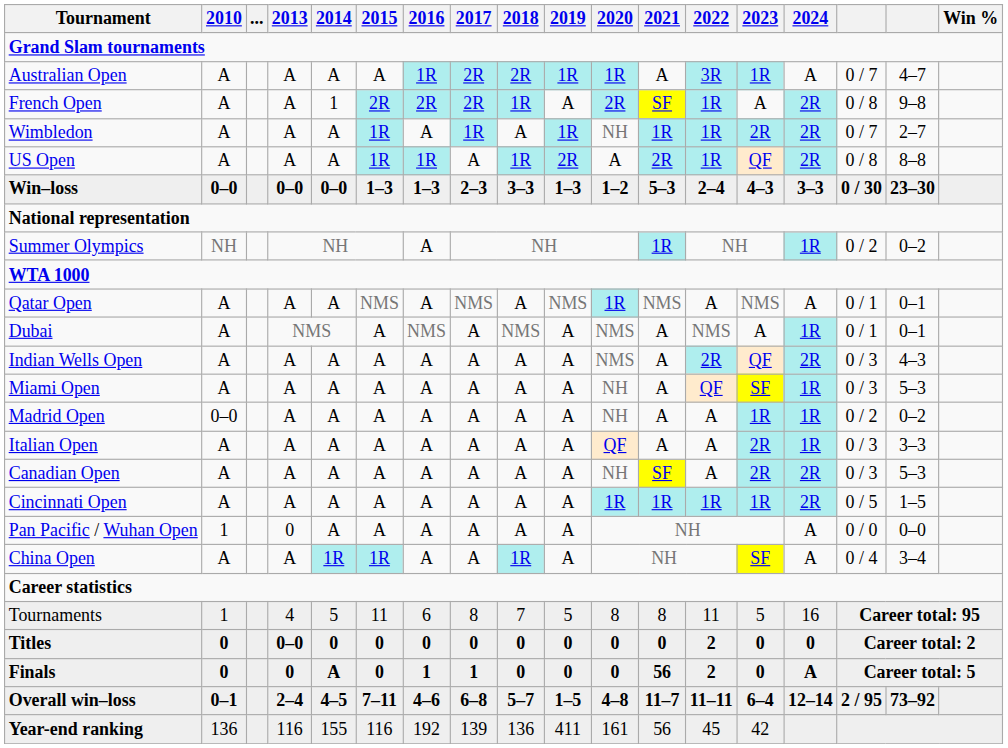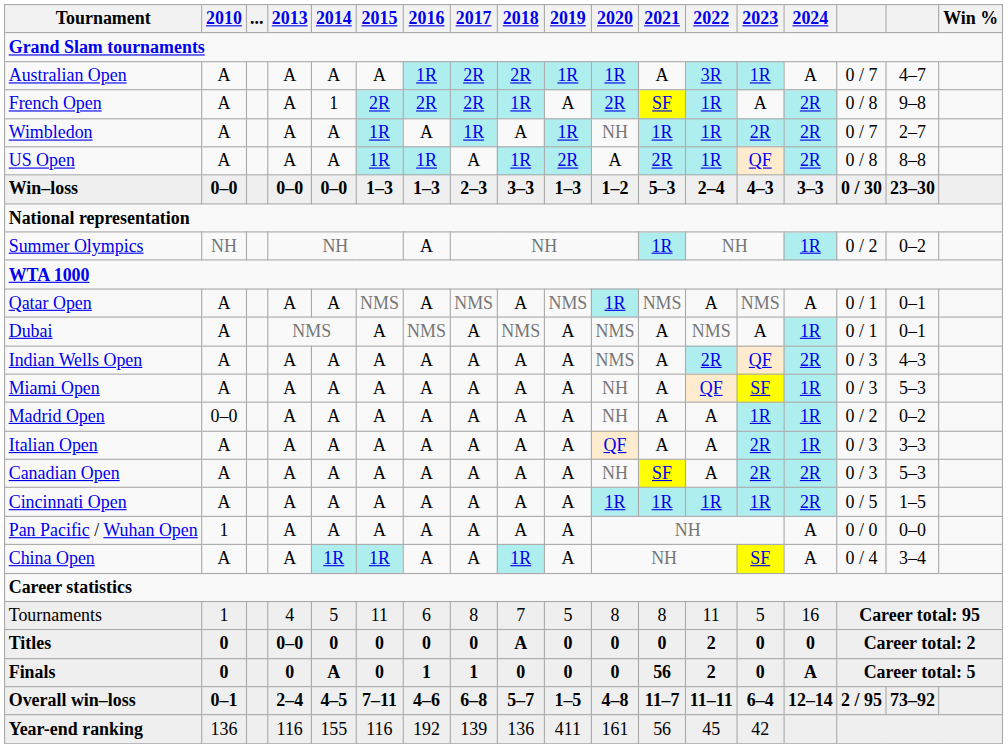(290, 530) 0 -> (290, 530) A
(521, 643) 0 -> (521, 643) A
